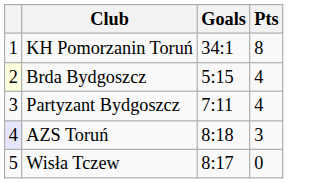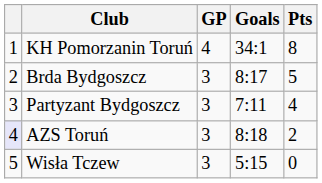+ column: (214, 18)
(13, 76) lightyellow background -> (13, 76) no background
(218, 76) 5:15 -> (251, 76) 8:17
(259, 76) 4 -> (293, 76) 5
(259, 134) 3 -> (293, 134) 2
(218, 163) 8:17 -> (251, 163) 5:15
